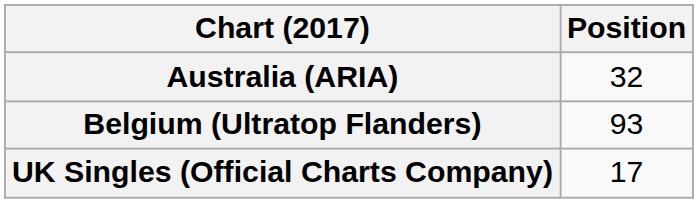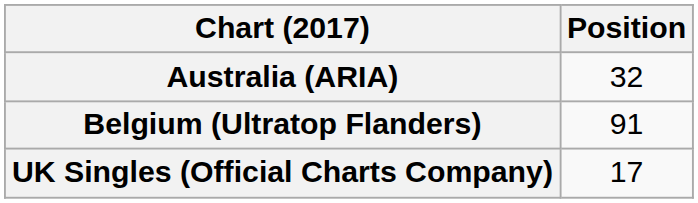(627, 124) 93 -> (627, 124) 91
